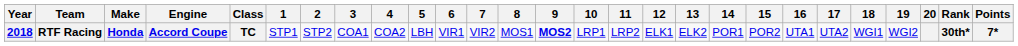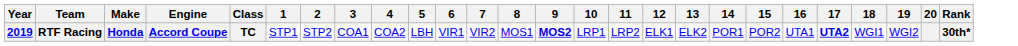- column: (993, 14)
(20, 32) 2018 -> (20, 32) 2019
(834, 32) normal -> (834, 32) bold
